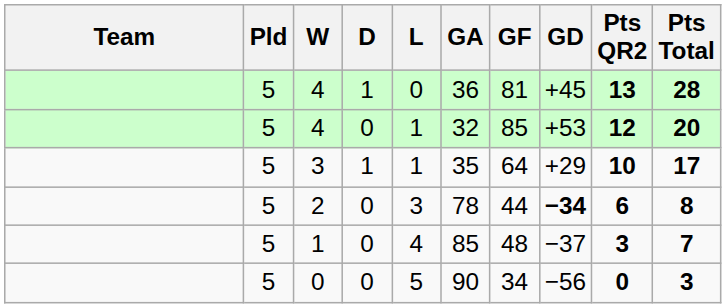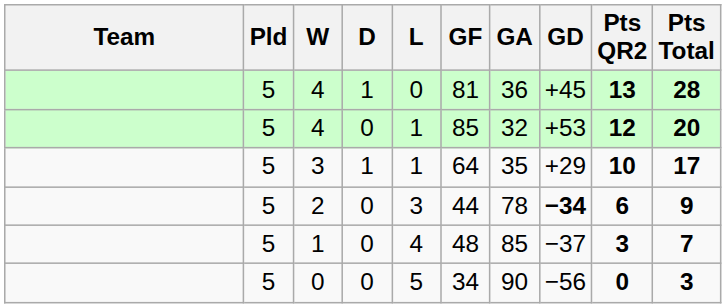columns swapped: (515, 37) <-> (465, 37)
(687, 205) 8 -> (687, 205) 9
